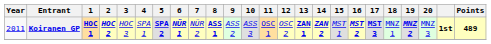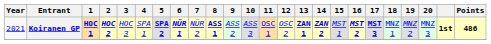(16, 28) 2011 -> (16, 28) 2021
(410, 28) bold -> (410, 28) normal
(470, 28) 489 -> (470, 28) 486
